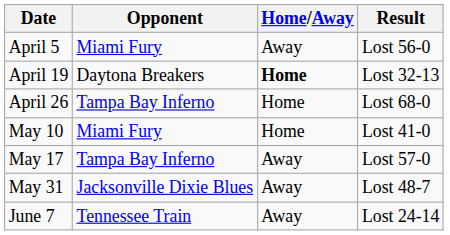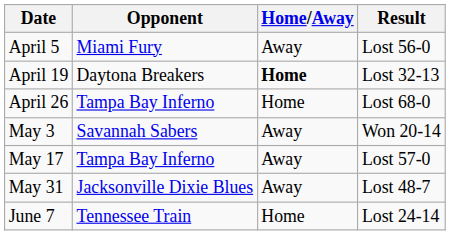+ row: (32, 131)
- row: (36, 131)
(282, 215) Away -> (283, 215) Home
